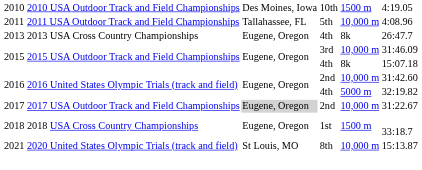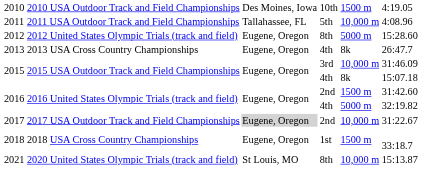+ row: (14, 36)
(360, 78) 10,000 m -> (356, 92) 1500 m
